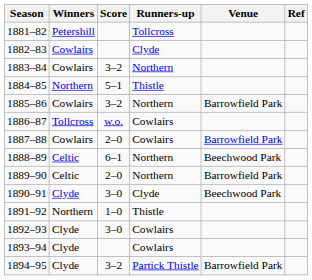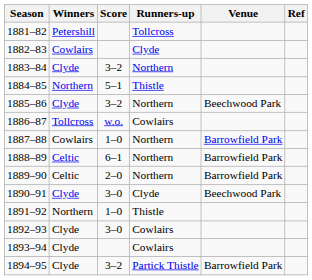(72, 67) Cowlairs -> (66, 67) Clyde
(72, 103) Cowlairs -> (66, 103) Clyde
(243, 103) Barrowfield Park -> (243, 103) Beechwood Park
(114, 139) 2–0 -> (114, 139) 1–0
(153, 139) Cowlairs -> (153, 139) Northern
(243, 157) Beechwood Park -> (243, 157) Barrowfield Park
